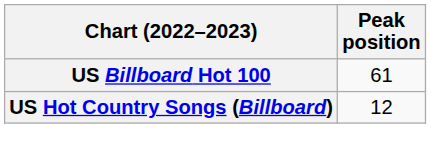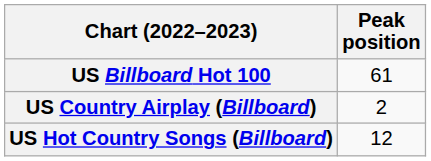+ row: (171, 107)
